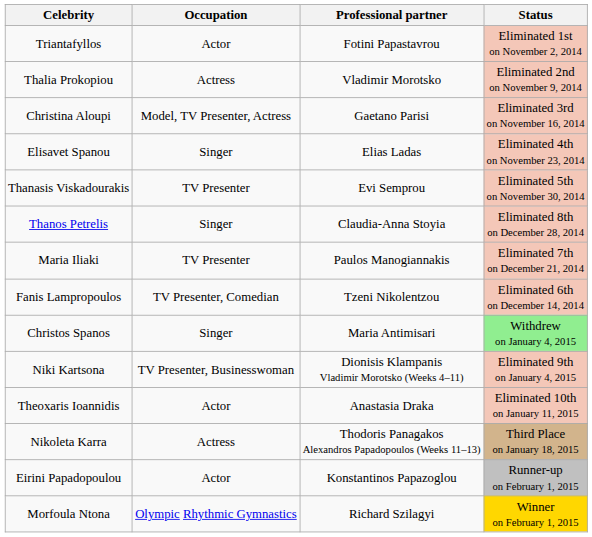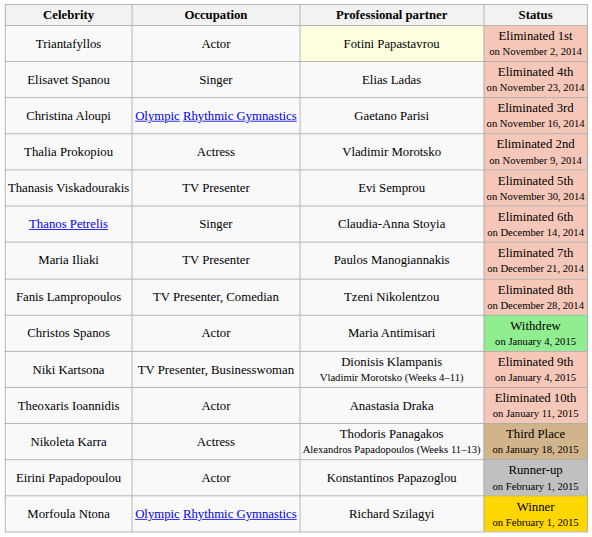(392, 43) no background -> (392, 43) lightyellow background
rows swapped: (69, 79) <-> (69, 152)
(216, 115) Model, TV Presenter, Actress -> (216, 115) Olympic Rhythmic Gymnastics
(536, 224) Eliminated 8th on December 28, 2014 -> (536, 224) Eliminated 6th on December 14, 2014
(536, 296) Eliminated 6th on December 14, 2014 -> (536, 296) Eliminated 8th on December 28, 2014
(216, 333) Singer -> (216, 333) Actor
